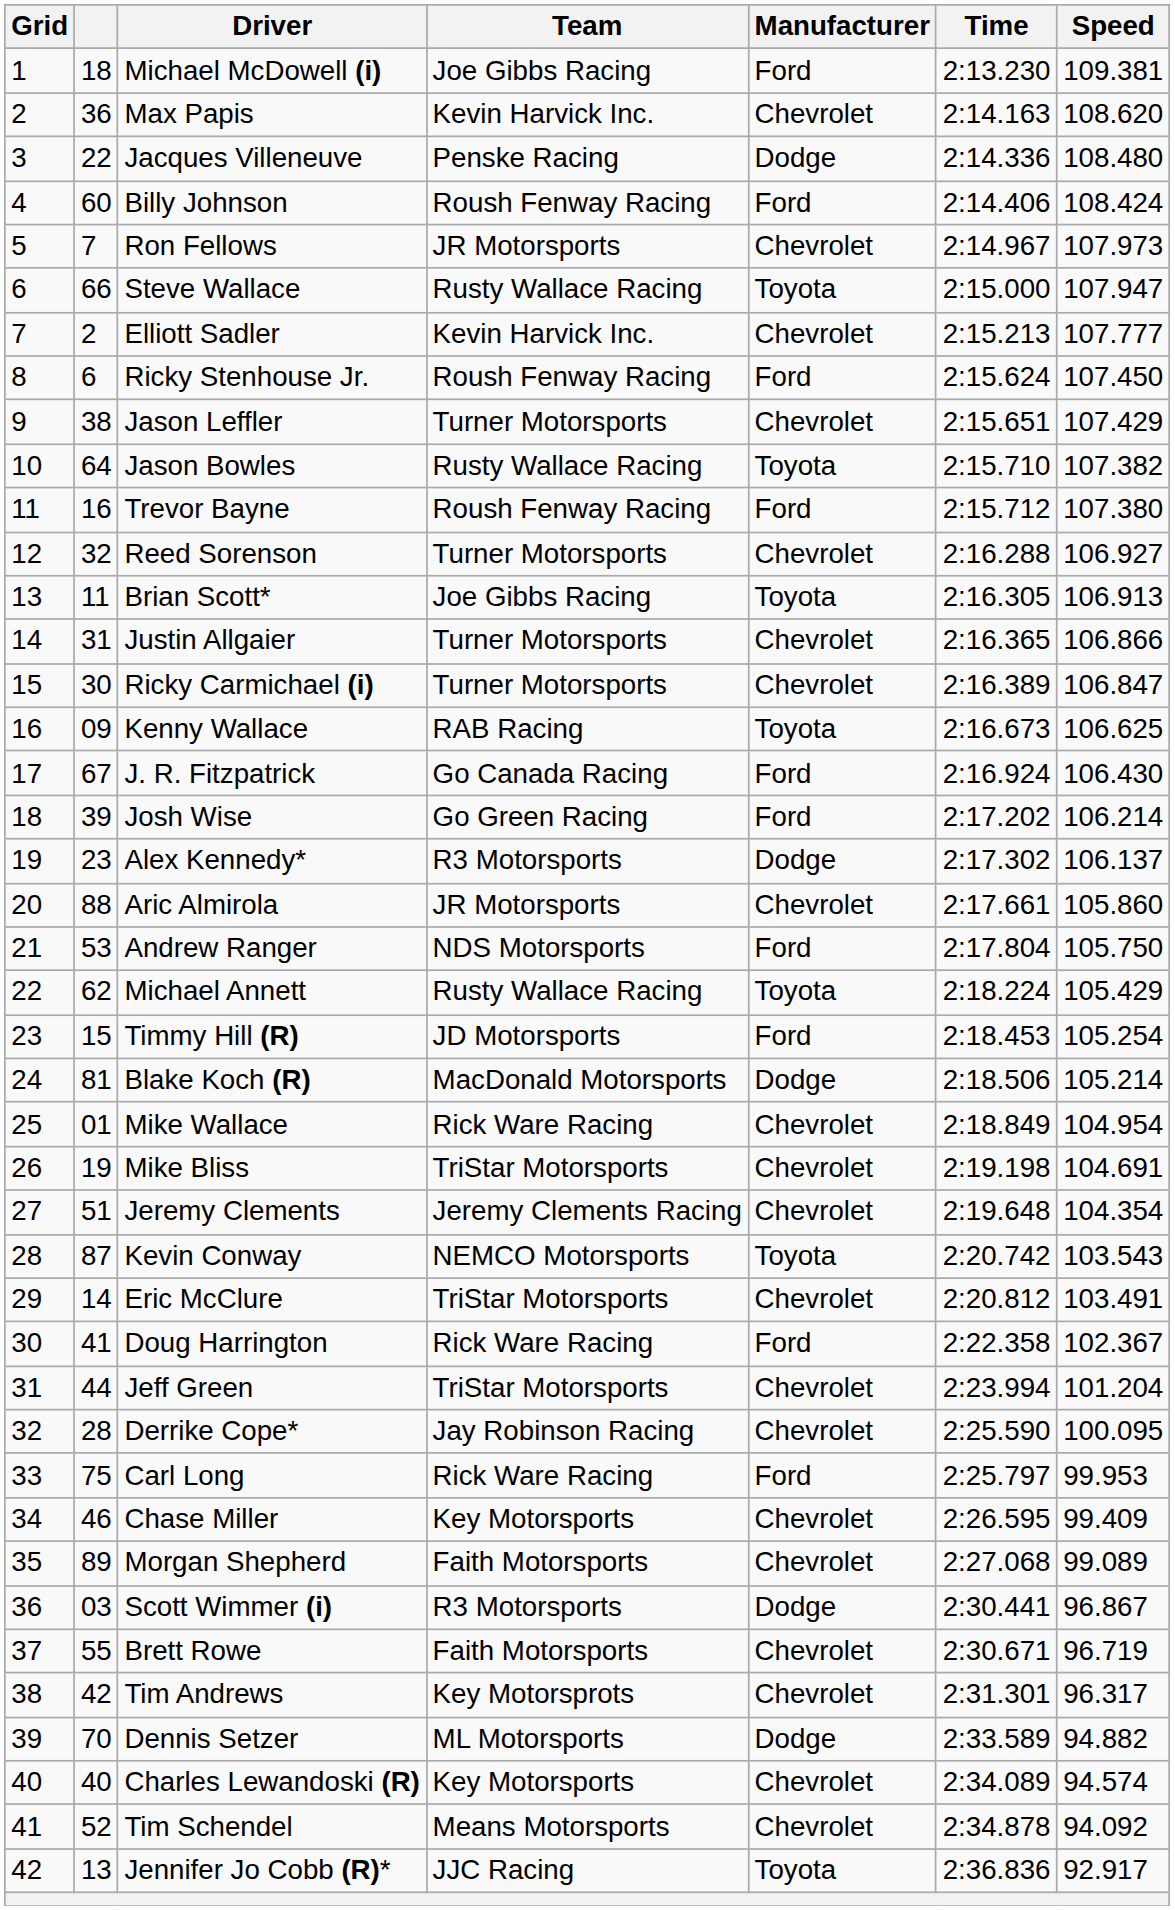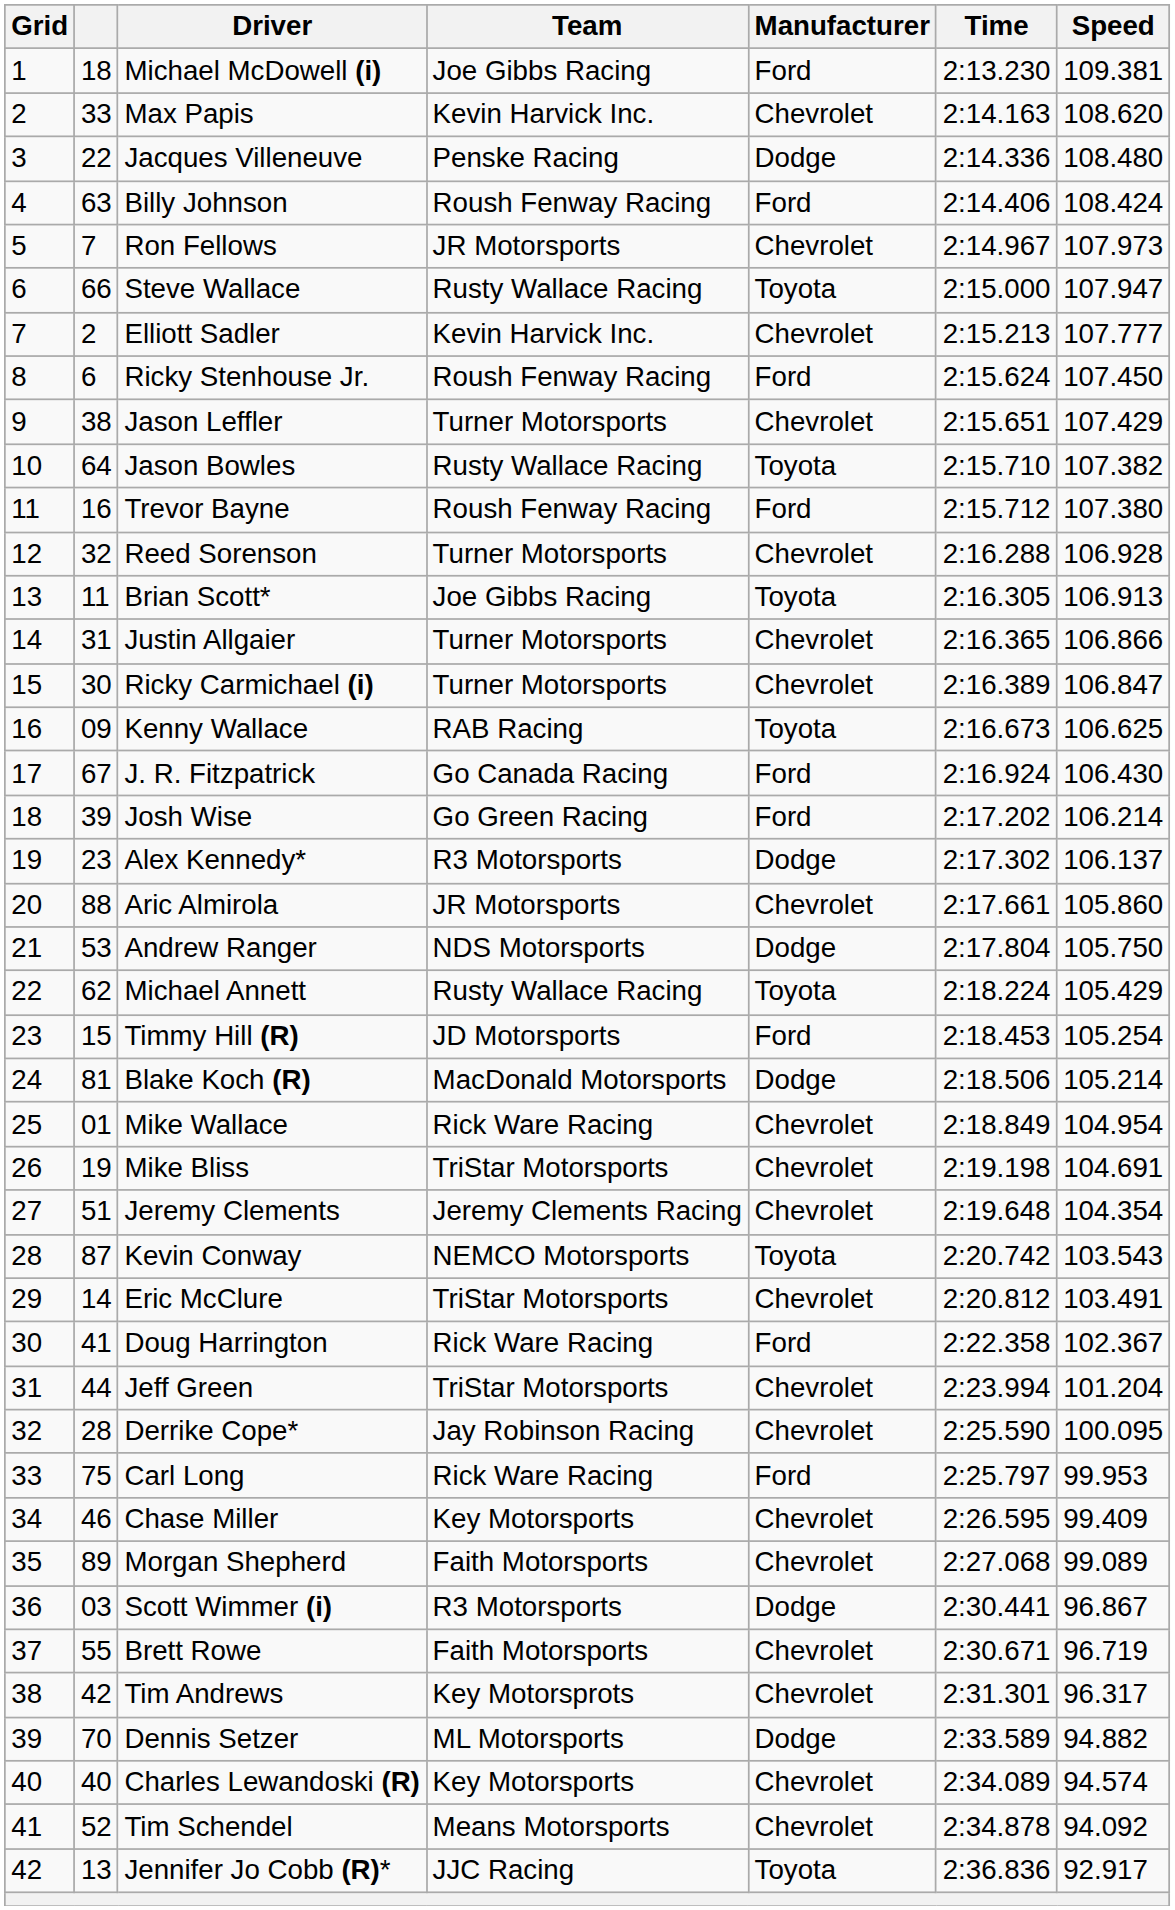(96, 114) 36 -> (96, 114) 33
(96, 202) 60 -> (96, 202) 63
(1113, 553) 106.927 -> (1113, 553) 106.928
(783, 948) Ford -> (795, 948) Dodge
